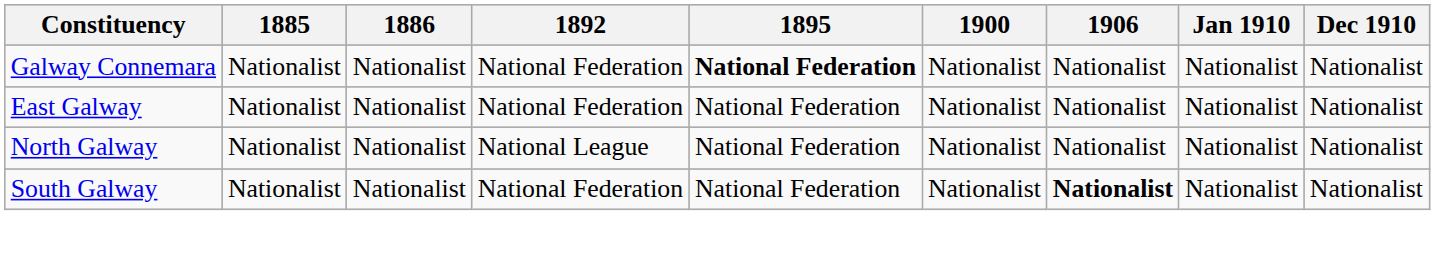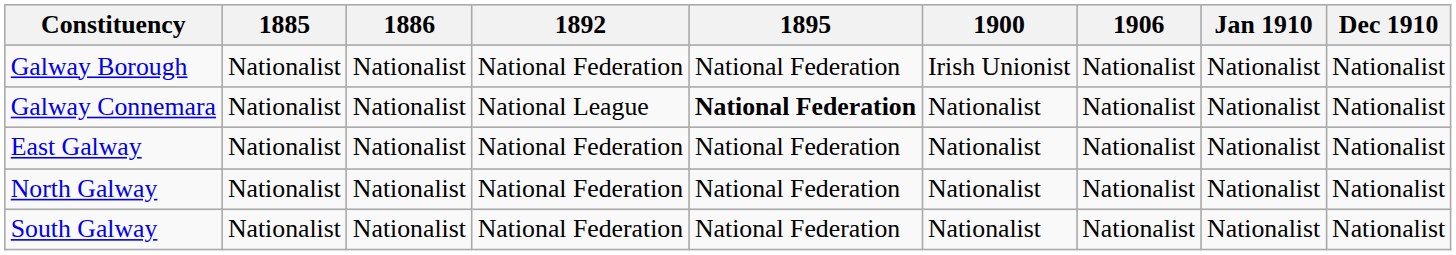+ row: (99, 65)
(580, 65) National Federation -> (563, 106) National League
(563, 147) National League -> (580, 188) National Federation
(1113, 188) bold -> (1139, 229) normal
